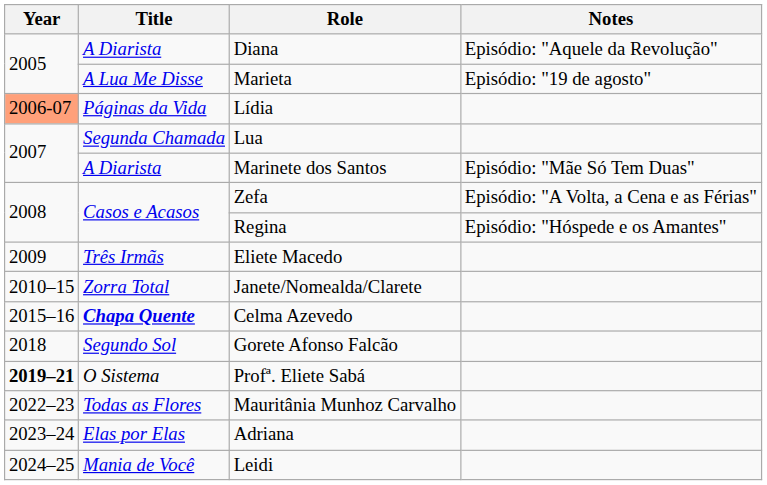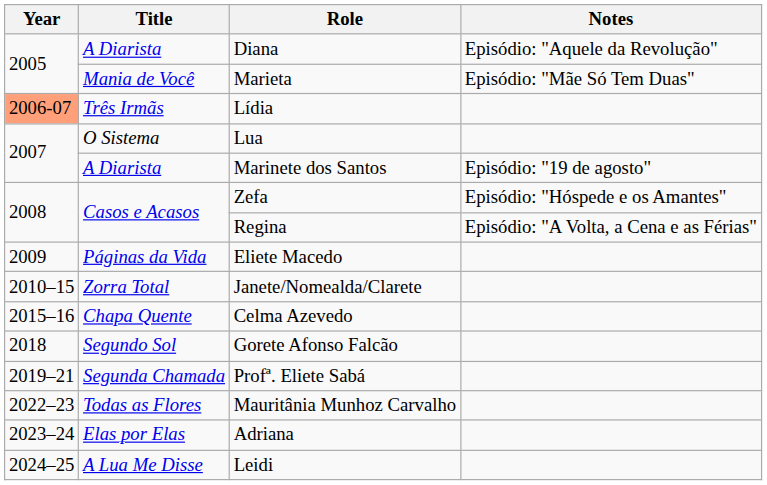(143, 78) A Lua Me Disse -> (139, 78) Mania de Você
(558, 78) Episódio: "19 de agosto" -> (580, 78) Episódio: "Mãe Só Tem Duas"
(145, 108) Páginas da Vida -> (123, 108) Três Irmãs
(154, 138) Segunda Chamada -> (121, 138) O Sistema
(580, 167) Episódio: "Mãe Só Tem Duas" -> (558, 167) Episódio: "19 de agosto"
(611, 197) Episódio: "A Volta, a Cena e as Férias" -> (596, 197) Episódio: "Hóspede e os Amantes"
(596, 227) Episódio: "Hóspede e os Amantes" -> (611, 227) Episódio: "A Volta, a Cena e as Férias"
(123, 256) Três Irmãs -> (145, 256) Páginas da Vida
(139, 316) bold -> (137, 316) normal
(42, 375) bold -> (42, 375) normal
(121, 375) O Sistema -> (154, 375) Segunda Chamada
(139, 464) Mania de Você -> (143, 464) A Lua Me Disse
